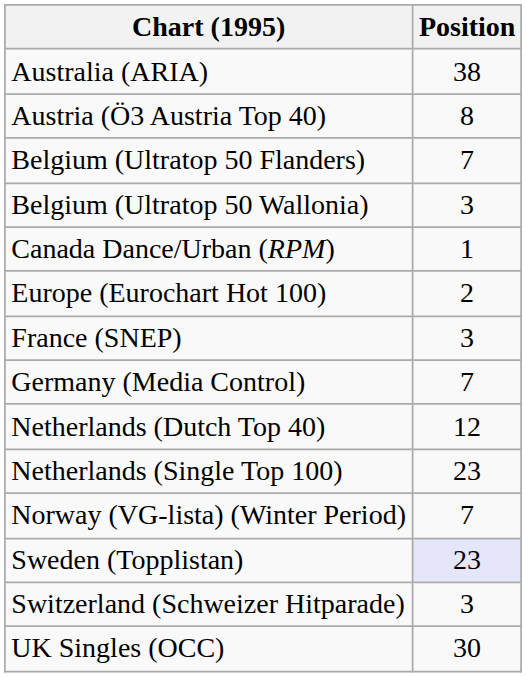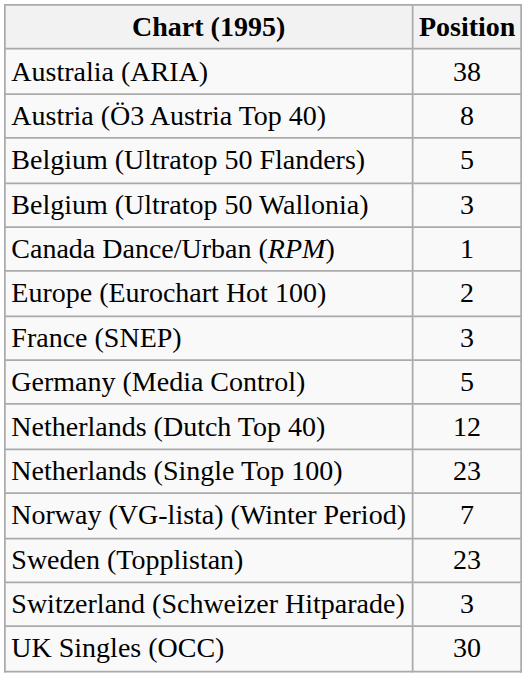(467, 159) 7 -> (467, 159) 5
(467, 381) 7 -> (467, 381) 5
(467, 559) lavender background -> (467, 559) no background
